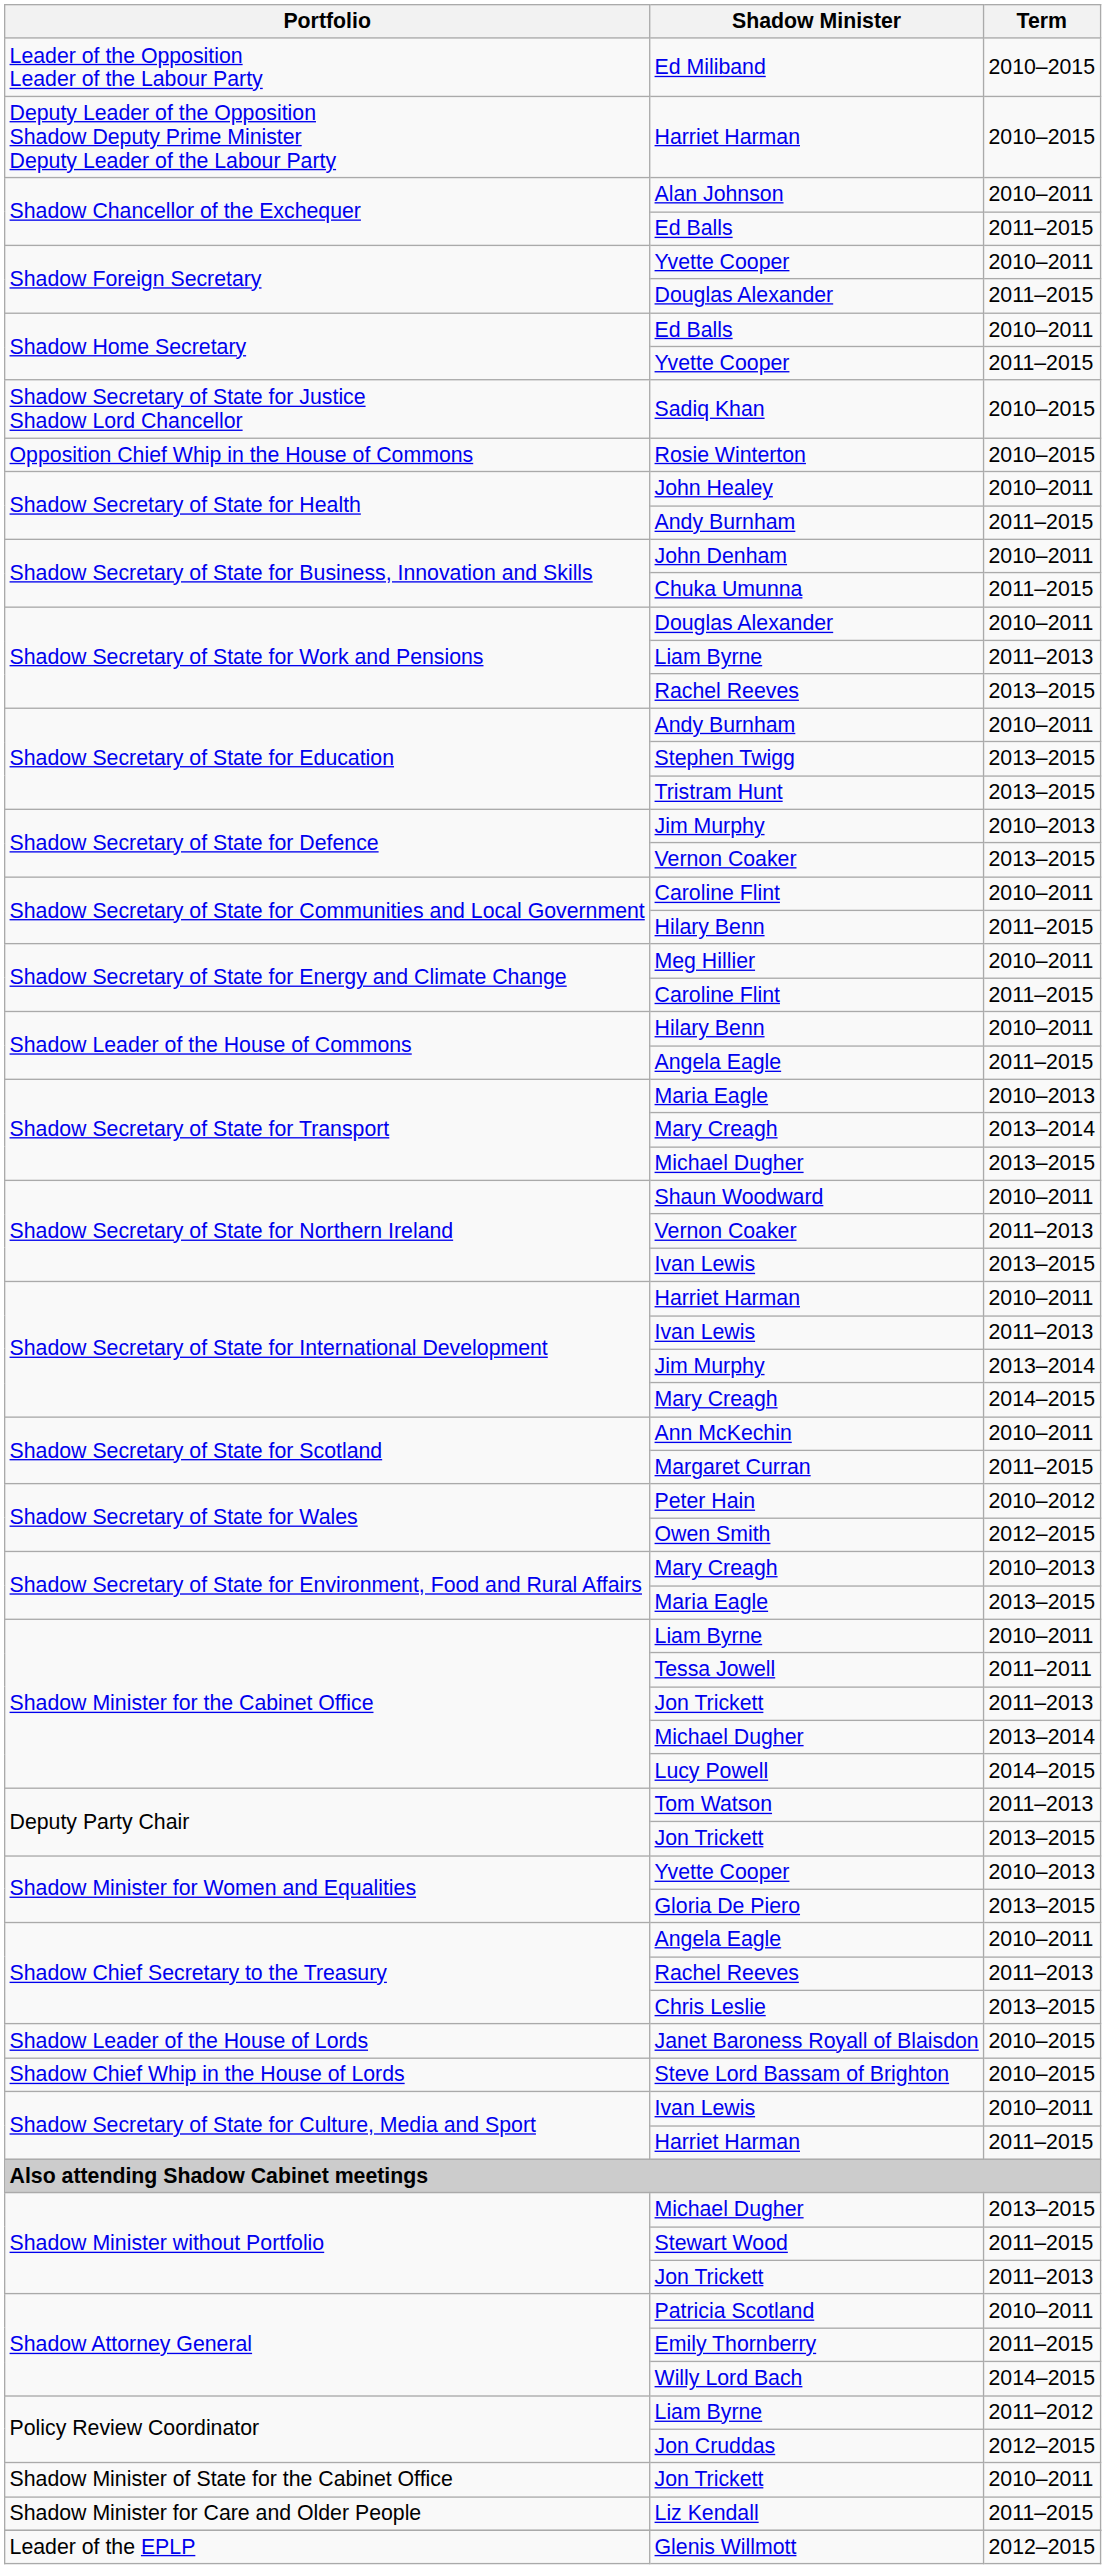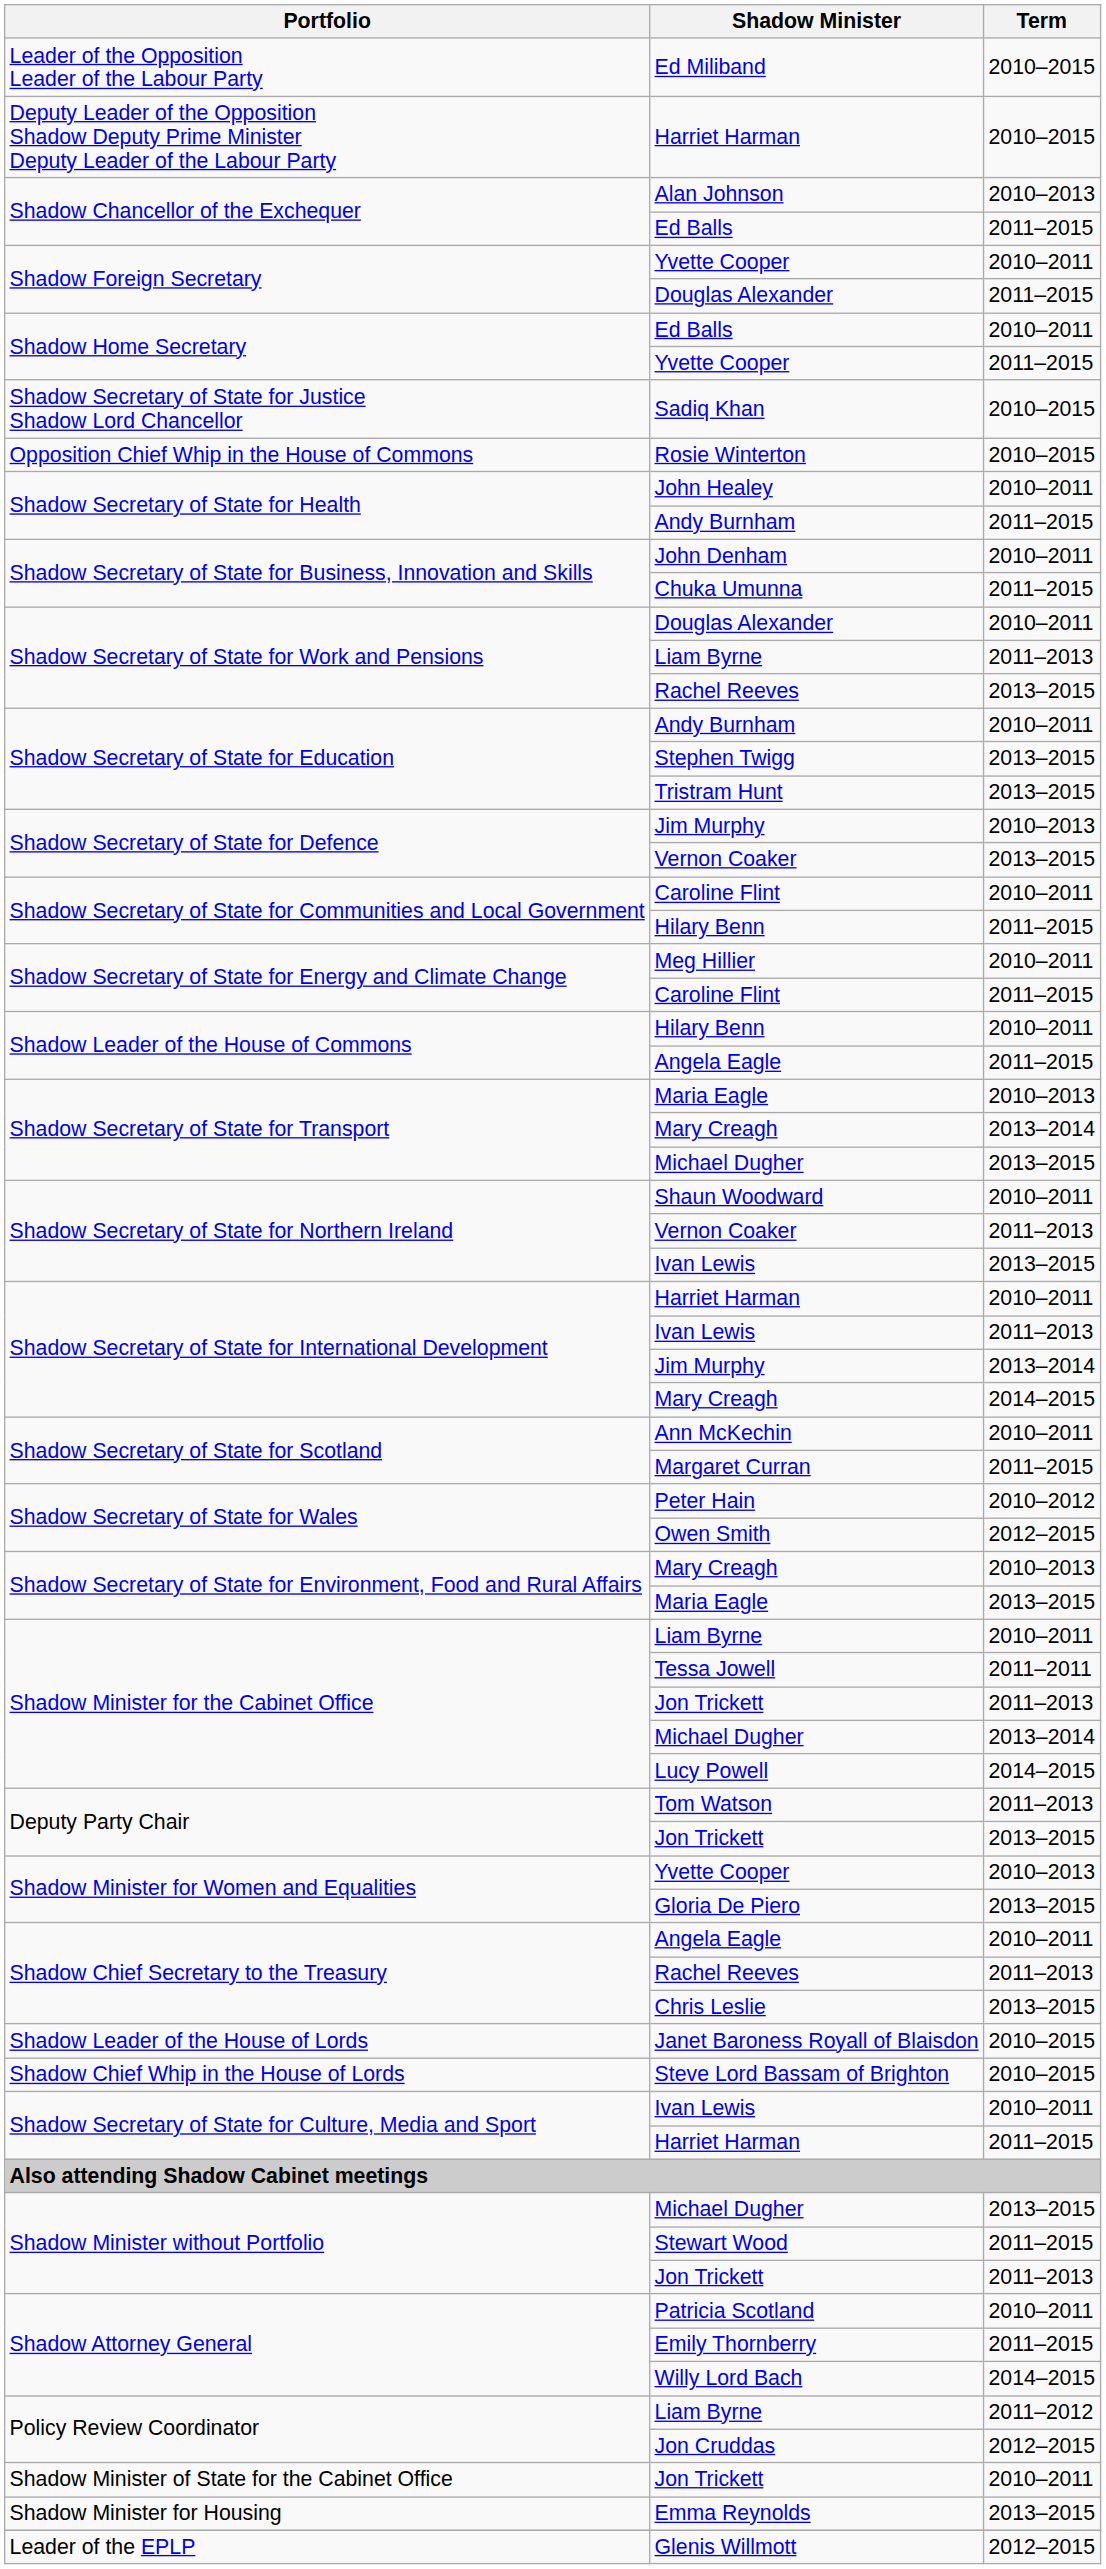(1041, 194) 2010–2011 -> (1042, 194) 2010–2013
- row: (215, 2513)
+ row: (146, 2513)
